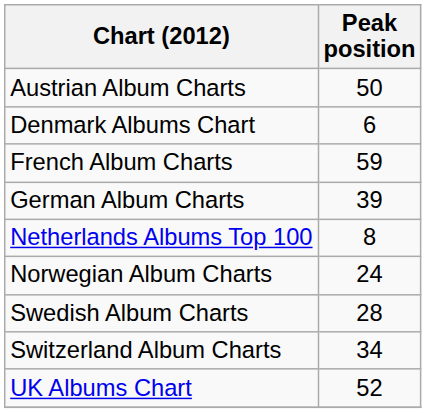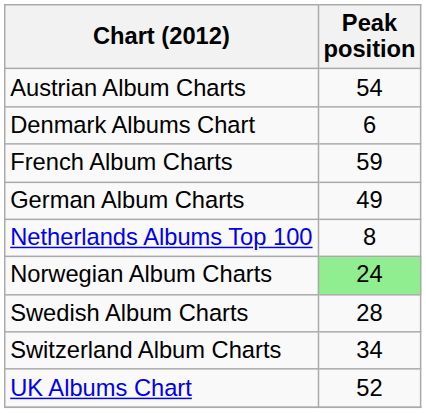(369, 87) 50 -> (369, 87) 54
(369, 200) 39 -> (369, 200) 49
(369, 275) no background -> (369, 275) lightgreen background
